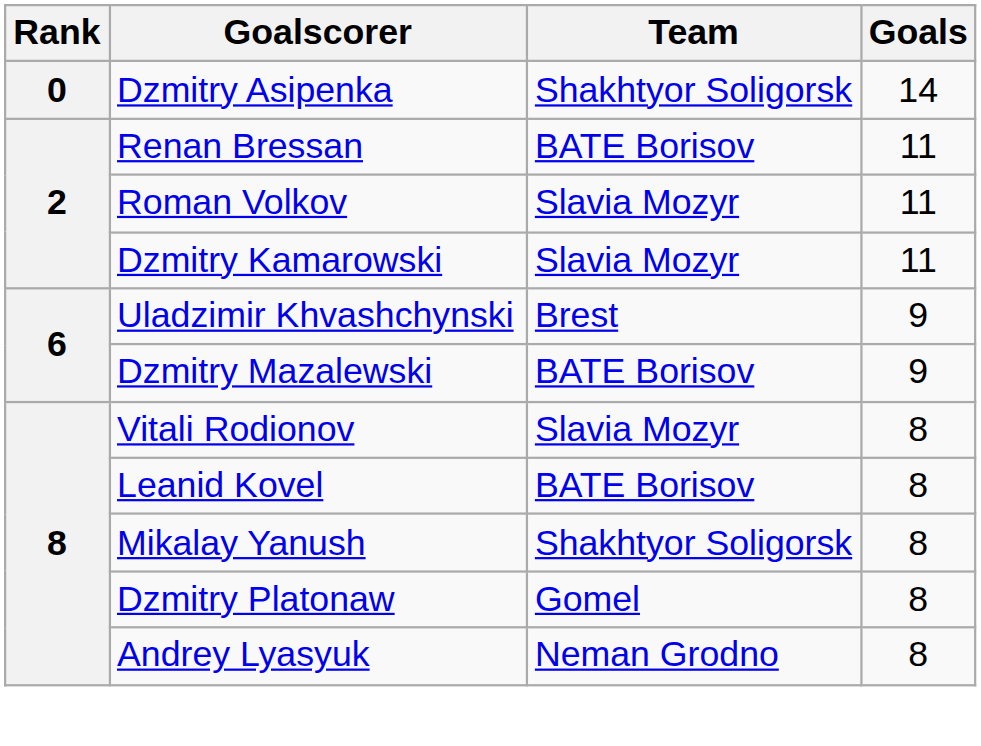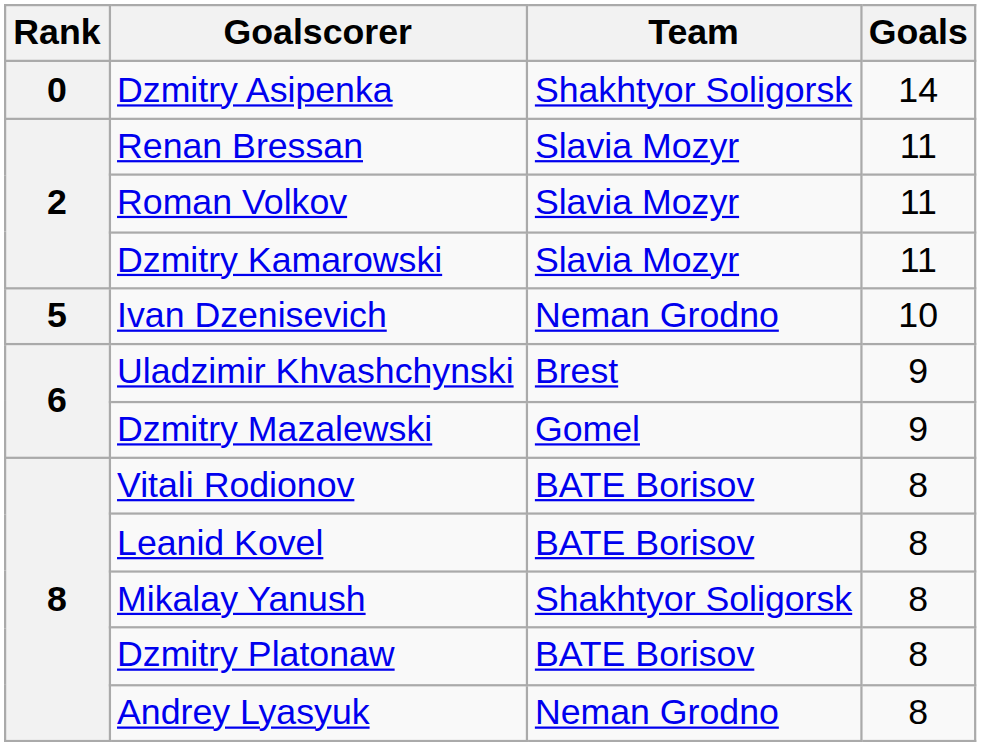(645, 145) BATE Borisov -> (637, 145) Slavia Mozyr
+ row: (252, 315)
(645, 372) BATE Borisov -> (587, 428) Gomel
(637, 428) Slavia Mozyr -> (645, 485) BATE Borisov
(587, 598) Gomel -> (645, 655) BATE Borisov
